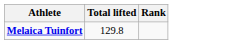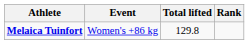+ column: (123, 13)
